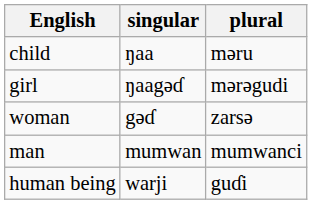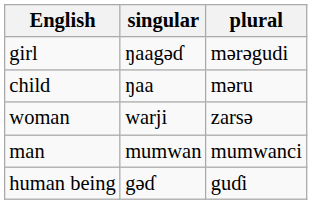rows swapped: (30, 53) <-> (24, 85)
(140, 118) gǝɗ -> (146, 118) warji
(146, 183) warji -> (140, 183) gǝɗ
